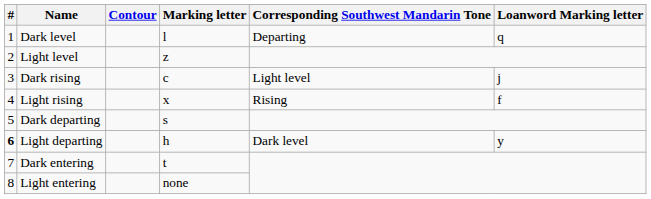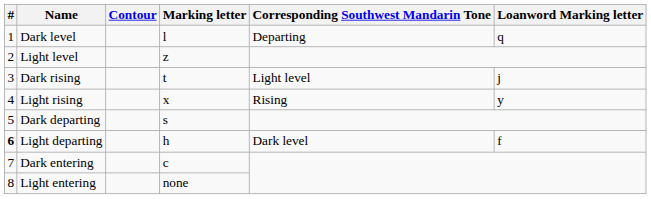(166, 78) c -> (165, 78) t
(499, 99) f -> (500, 99) y
(500, 141) y -> (499, 141) f
(165, 162) t -> (166, 162) c
